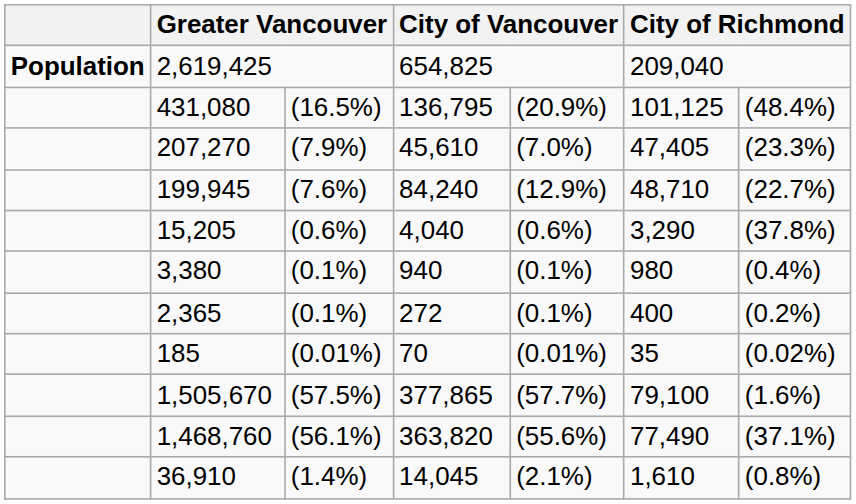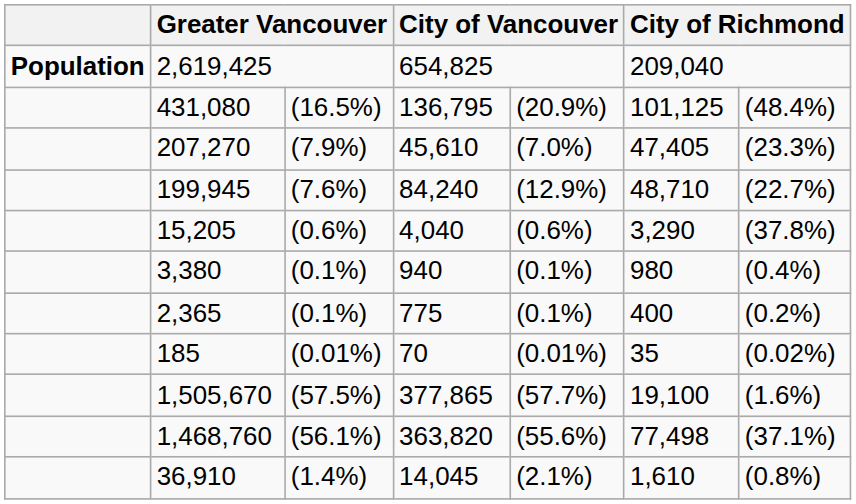(421, 312) 272 -> (421, 312) 775
(670, 395) 79,100 -> (670, 395) 19,100
(670, 436) 77,490 -> (670, 436) 77,498
